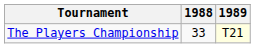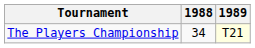(199, 34) 33 -> (199, 34) 34
